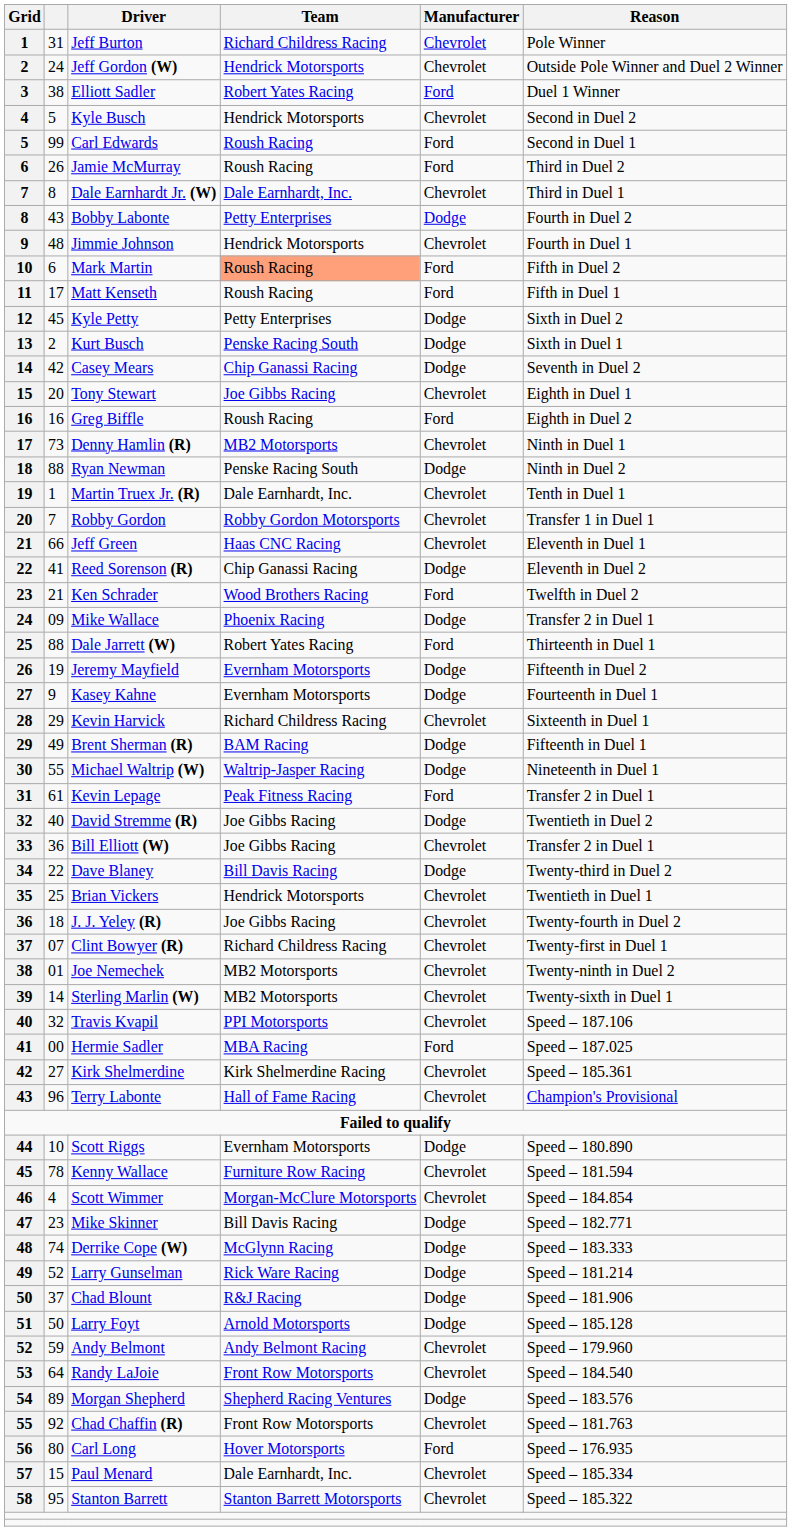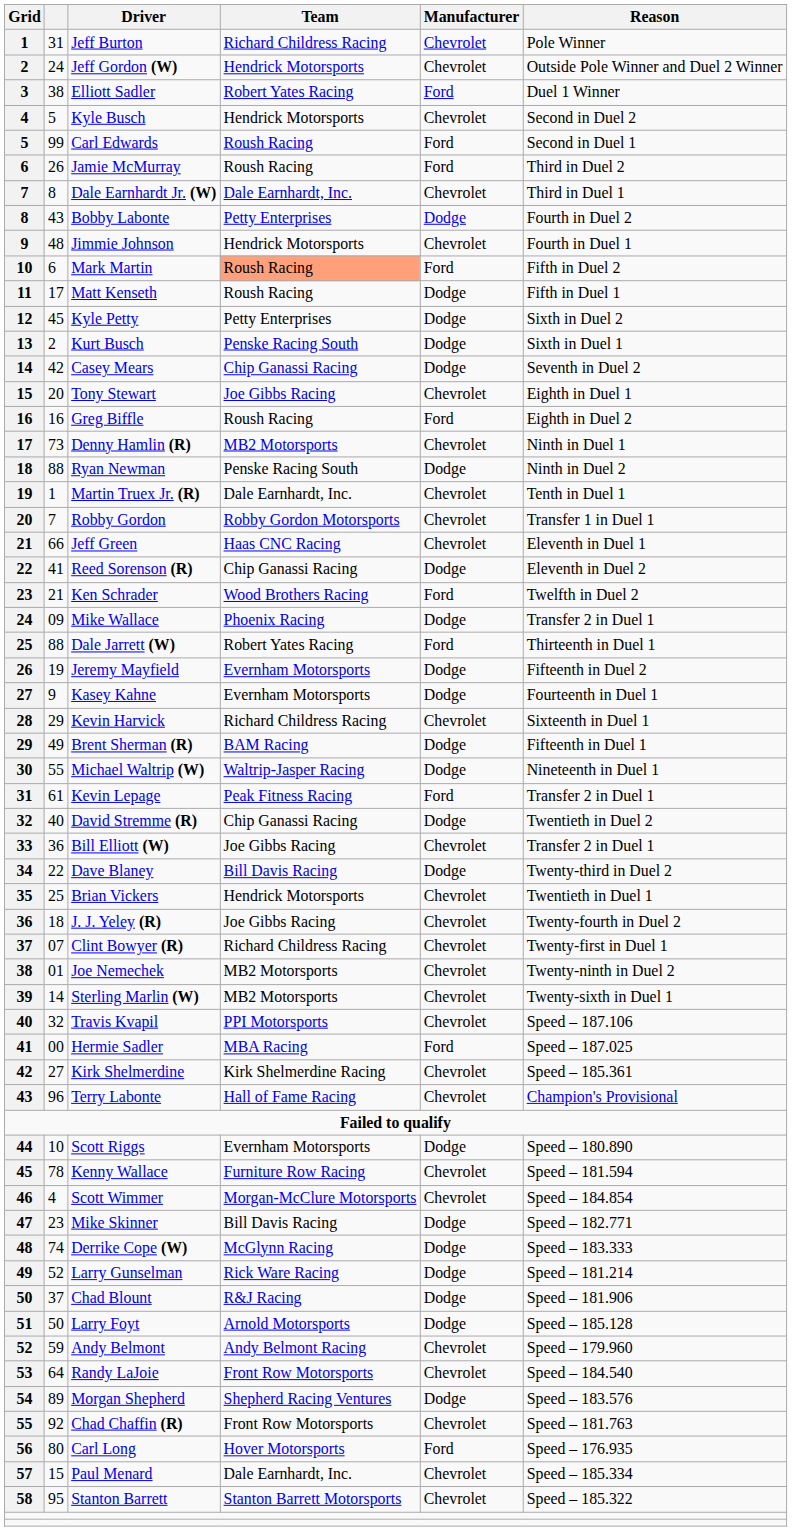(439, 293) Ford -> (445, 293) Dodge
(279, 820) Joe Gibbs Racing -> (290, 820) Chip Ganassi Racing
